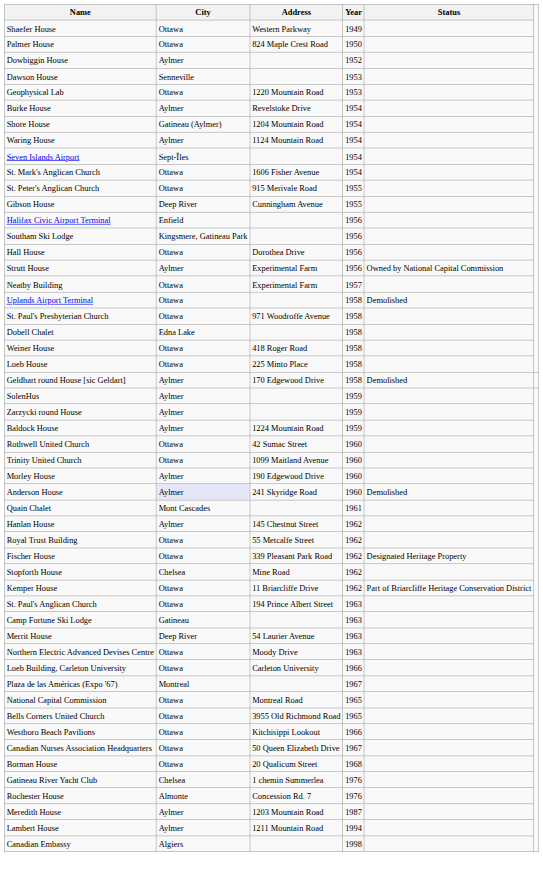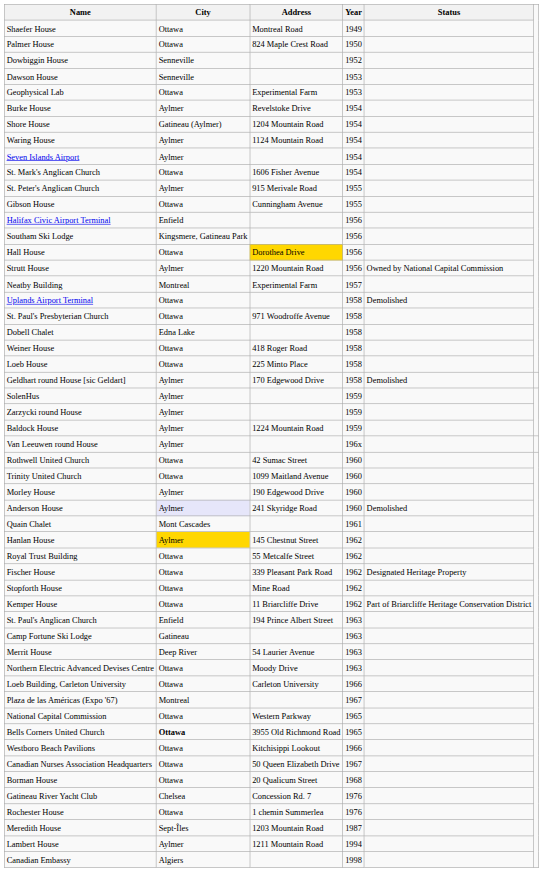(282, 29) Western Parkway -> (277, 29) Montreal Road
(171, 61) Aylmer -> (176, 61) Senneville
(288, 93) 1220 Mountain Road -> (285, 93) Experimental Farm
(174, 156) Sept-Îles -> (171, 156) Aylmer
(171, 188) Ottawa -> (171, 188) Aylmer
(178, 204) Deep River -> (171, 204) Ottawa
(278, 252) no background -> (278, 252) gold background
(285, 268) Experimental Farm -> (288, 268) 1220 Mountain Road
(171, 284) Ottawa -> (174, 284) Montreal
+ row: (52, 444)
(171, 524) no background -> (171, 540) gold background
(172, 572) Chelsea -> (171, 588) Ottawa
(171, 604) Ottawa -> (171, 620) Enfield
(277, 700) Montreal Road -> (282, 716) Western Parkway
(171, 716) normal -> (172, 731) bold
(288, 780) 1 chemin Summerlea -> (282, 796) Concession Rd. 7
(173, 796) Almonte -> (171, 812) Ottawa
(282, 796) Concession Rd. 7 -> (288, 812) 1 chemin Summerlea
(171, 812) Aylmer -> (174, 828) Sept-Îles
